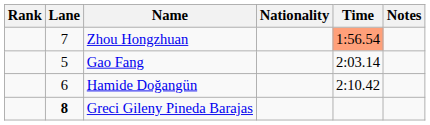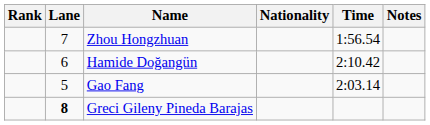(358, 39) lightsalmon background -> (358, 39) no background
rows swapped: (115, 62) <-> (142, 85)
